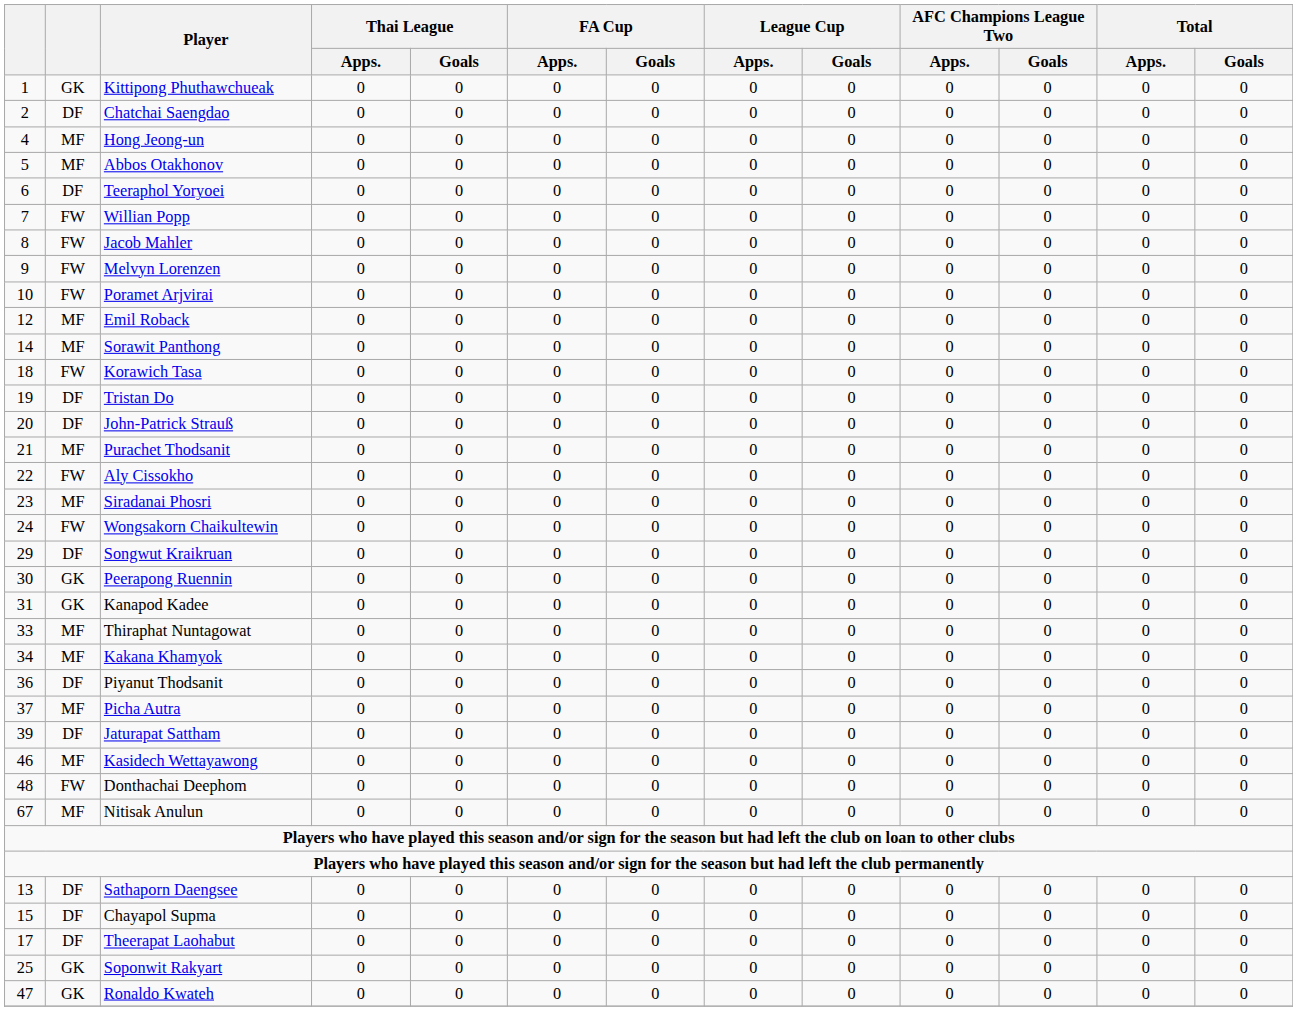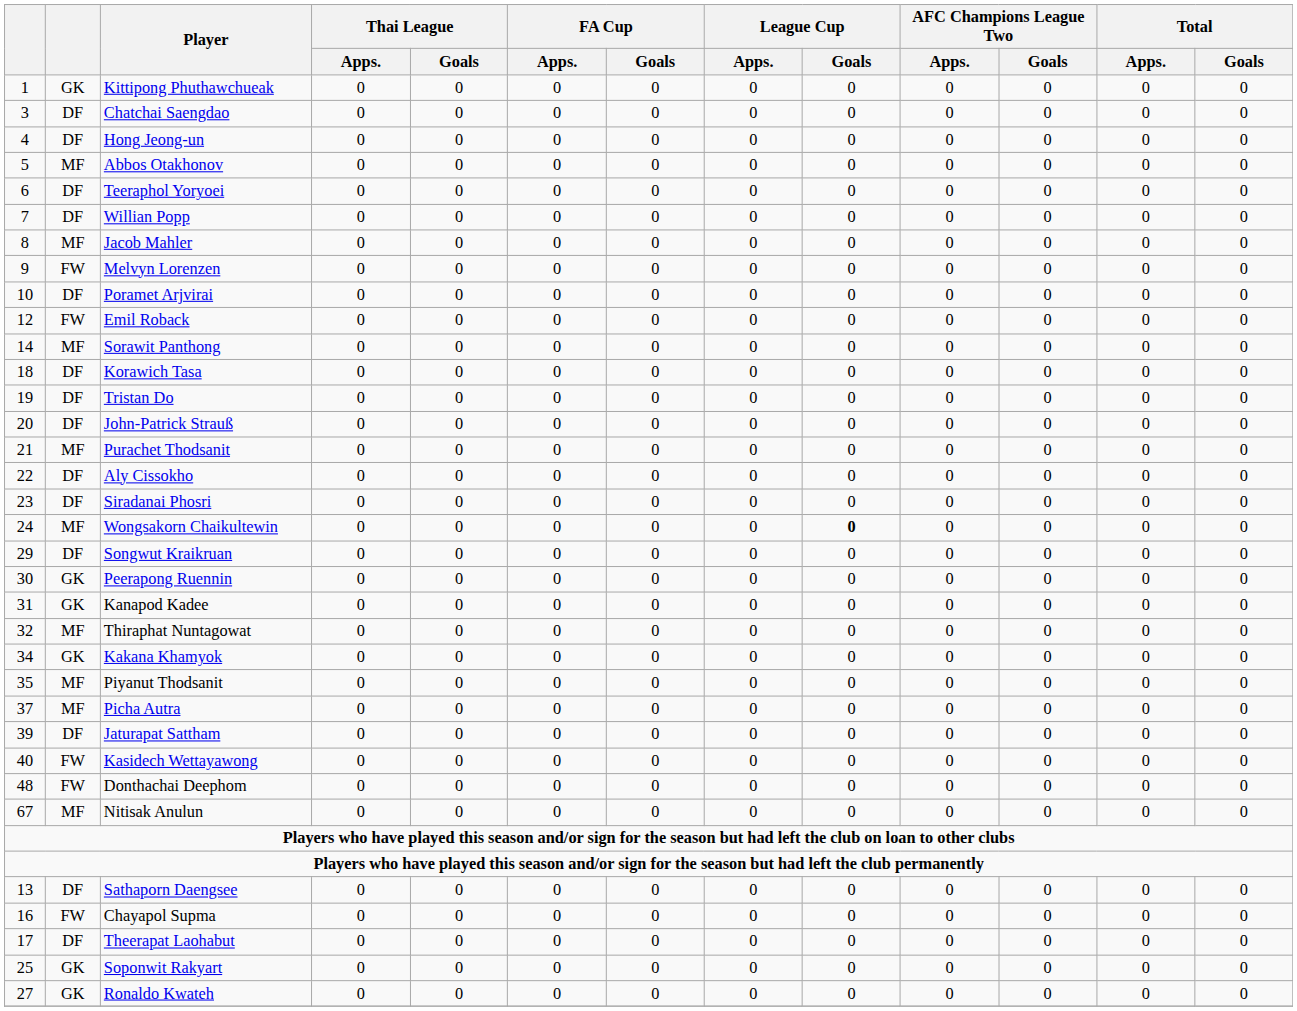(25, 113) 2 -> (25, 113) 3
(73, 139) MF -> (73, 139) DF
(73, 216) FW -> (73, 216) DF
(73, 242) FW -> (73, 242) MF
(73, 294) FW -> (73, 294) DF
(73, 320) MF -> (73, 320) FW
(73, 372) FW -> (73, 372) DF
(73, 475) FW -> (73, 475) DF
(73, 501) MF -> (73, 501) DF
(73, 527) FW -> (73, 527) MF
(851, 527) normal -> (851, 527) bold
(25, 631) 33 -> (25, 631) 32
(73, 656) MF -> (73, 656) GK
(25, 682) 36 -> (25, 682) 35
(73, 682) DF -> (73, 682) MF
(25, 760) 46 -> (25, 760) 40
(73, 760) MF -> (73, 760) FW
(25, 915) 15 -> (25, 915) 16
(73, 915) DF -> (73, 915) FW
(25, 993) 47 -> (25, 993) 27
